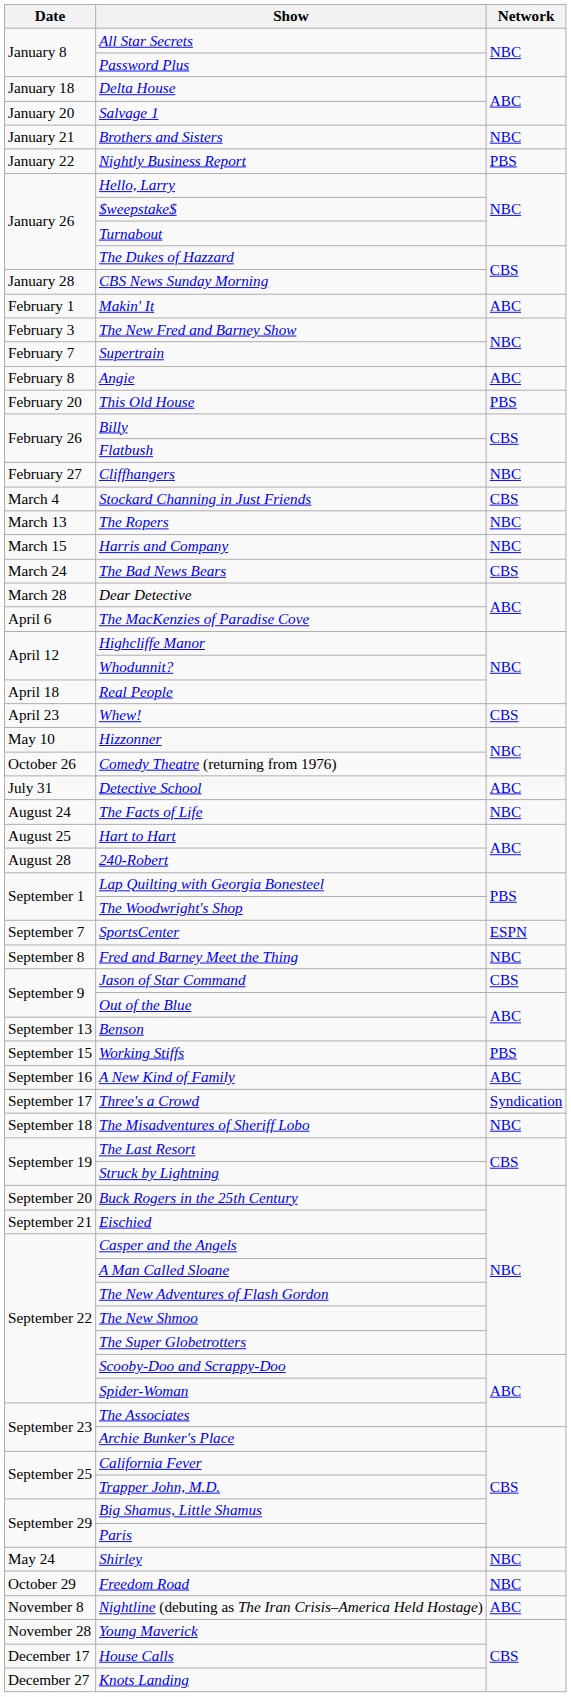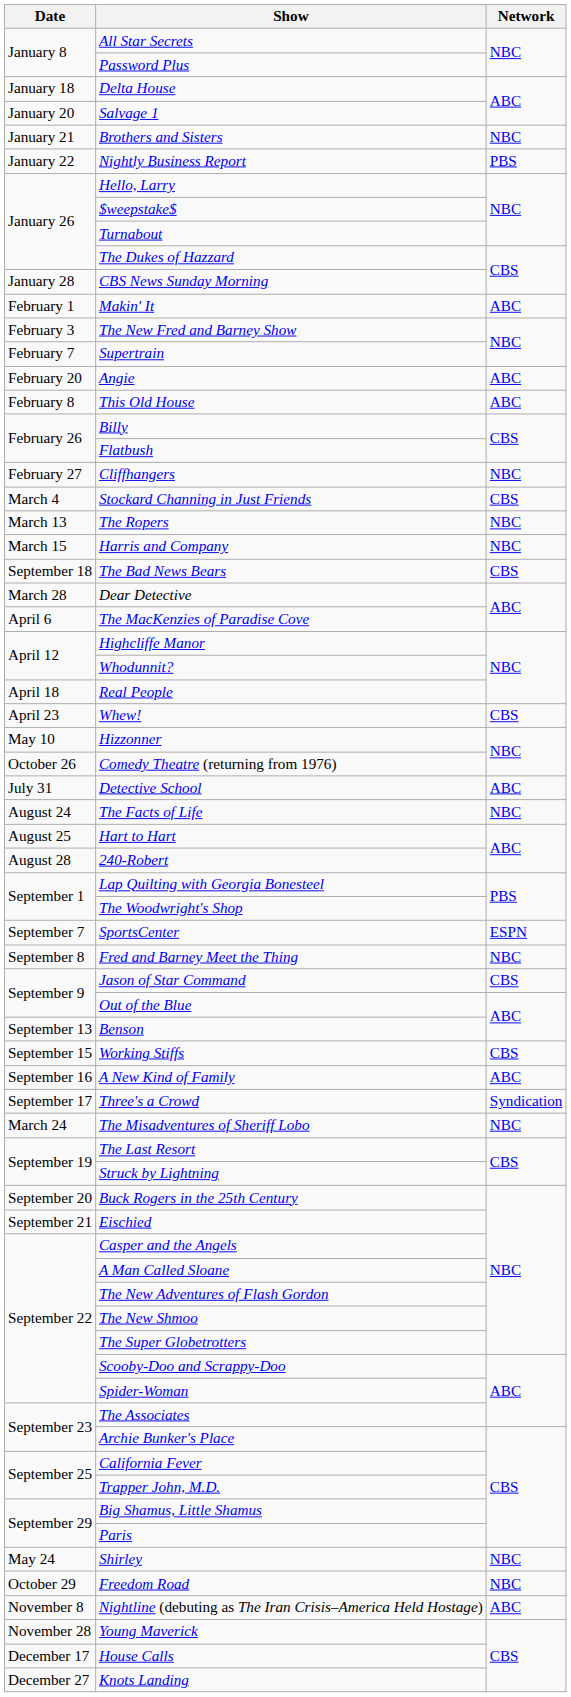(41, 378) February 8 -> (45, 378) February 20
(45, 402) February 20 -> (41, 402) February 8
(503, 402) PBS -> (505, 402) ABC
(37, 570) March 24 -> (50, 570) September 18
(503, 1053) PBS -> (504, 1053) CBS
(50, 1125) September 18 -> (37, 1125) March 24
